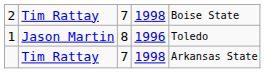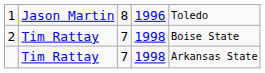rows swapped: (11, 36) <-> (11, 15)
